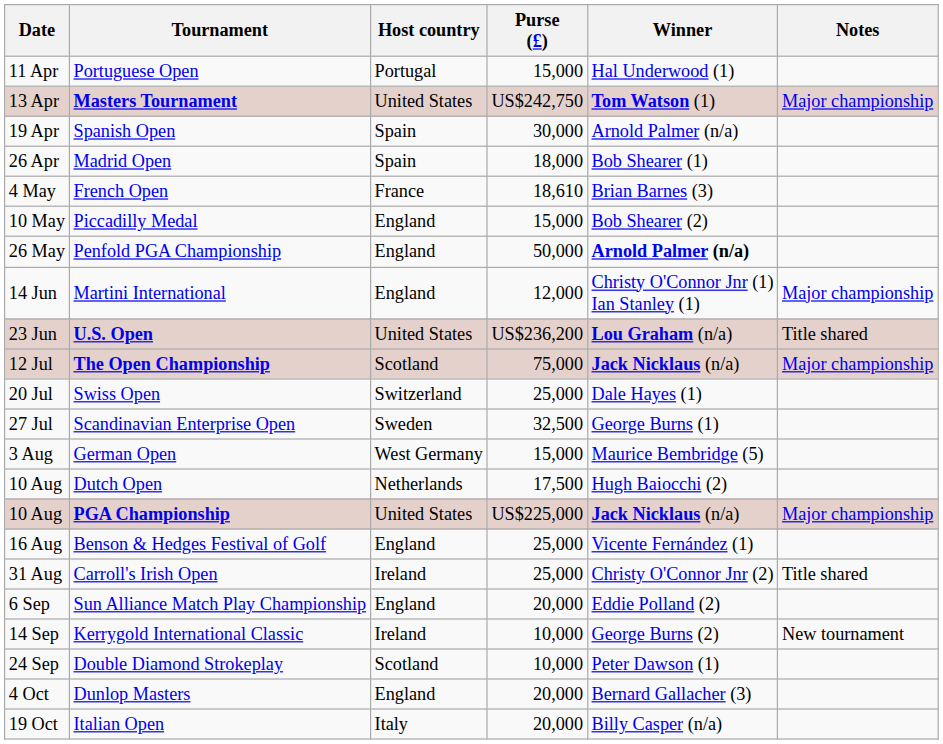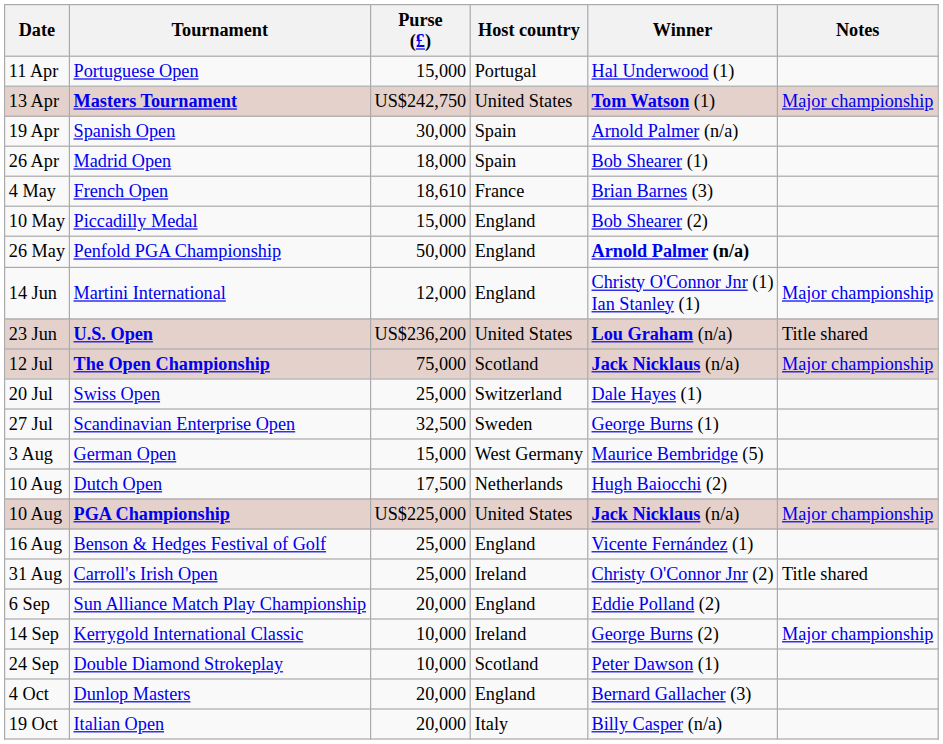columns swapped: (429, 30) <-> (537, 30)
(843, 634) New tournament -> (858, 634) Major championship
